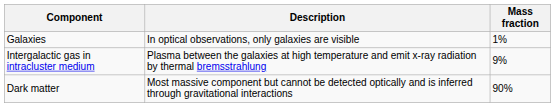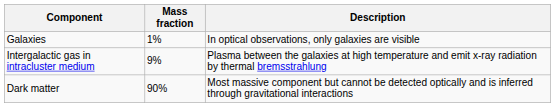columns swapped: (520, 18) <-> (317, 18)
